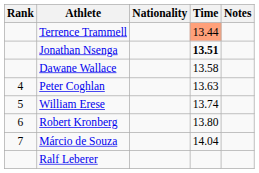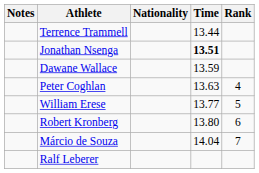columns swapped: (20, 13) <-> (238, 13)
(206, 31) lightsalmon background -> (206, 31) no background
(206, 68) 13.58 -> (206, 68) 13.59
(206, 104) 13.74 -> (206, 104) 13.77
